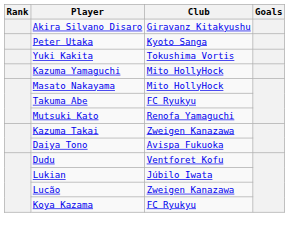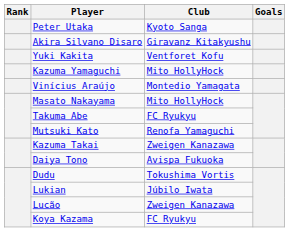rows swapped: (63, 41) <-> (88, 27)
(191, 56) Tokushima Vortis -> (185, 56) Ventforet Kofu
+ row: (74, 86)
(185, 160) Ventforet Kofu -> (191, 175) Tokushima Vortis
